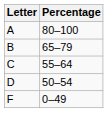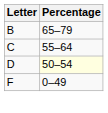- row: (10, 30)
(57, 82) no background -> (57, 64) lightyellow background
